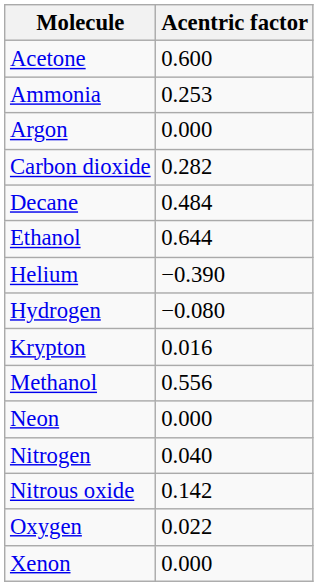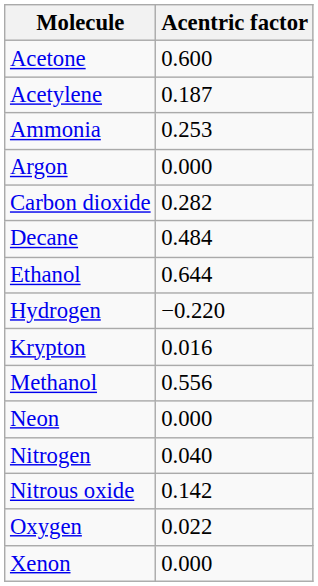+ row: (56, 94)
- row: (44, 274)
(193, 310) −0.080 -> (193, 310) −0.220
